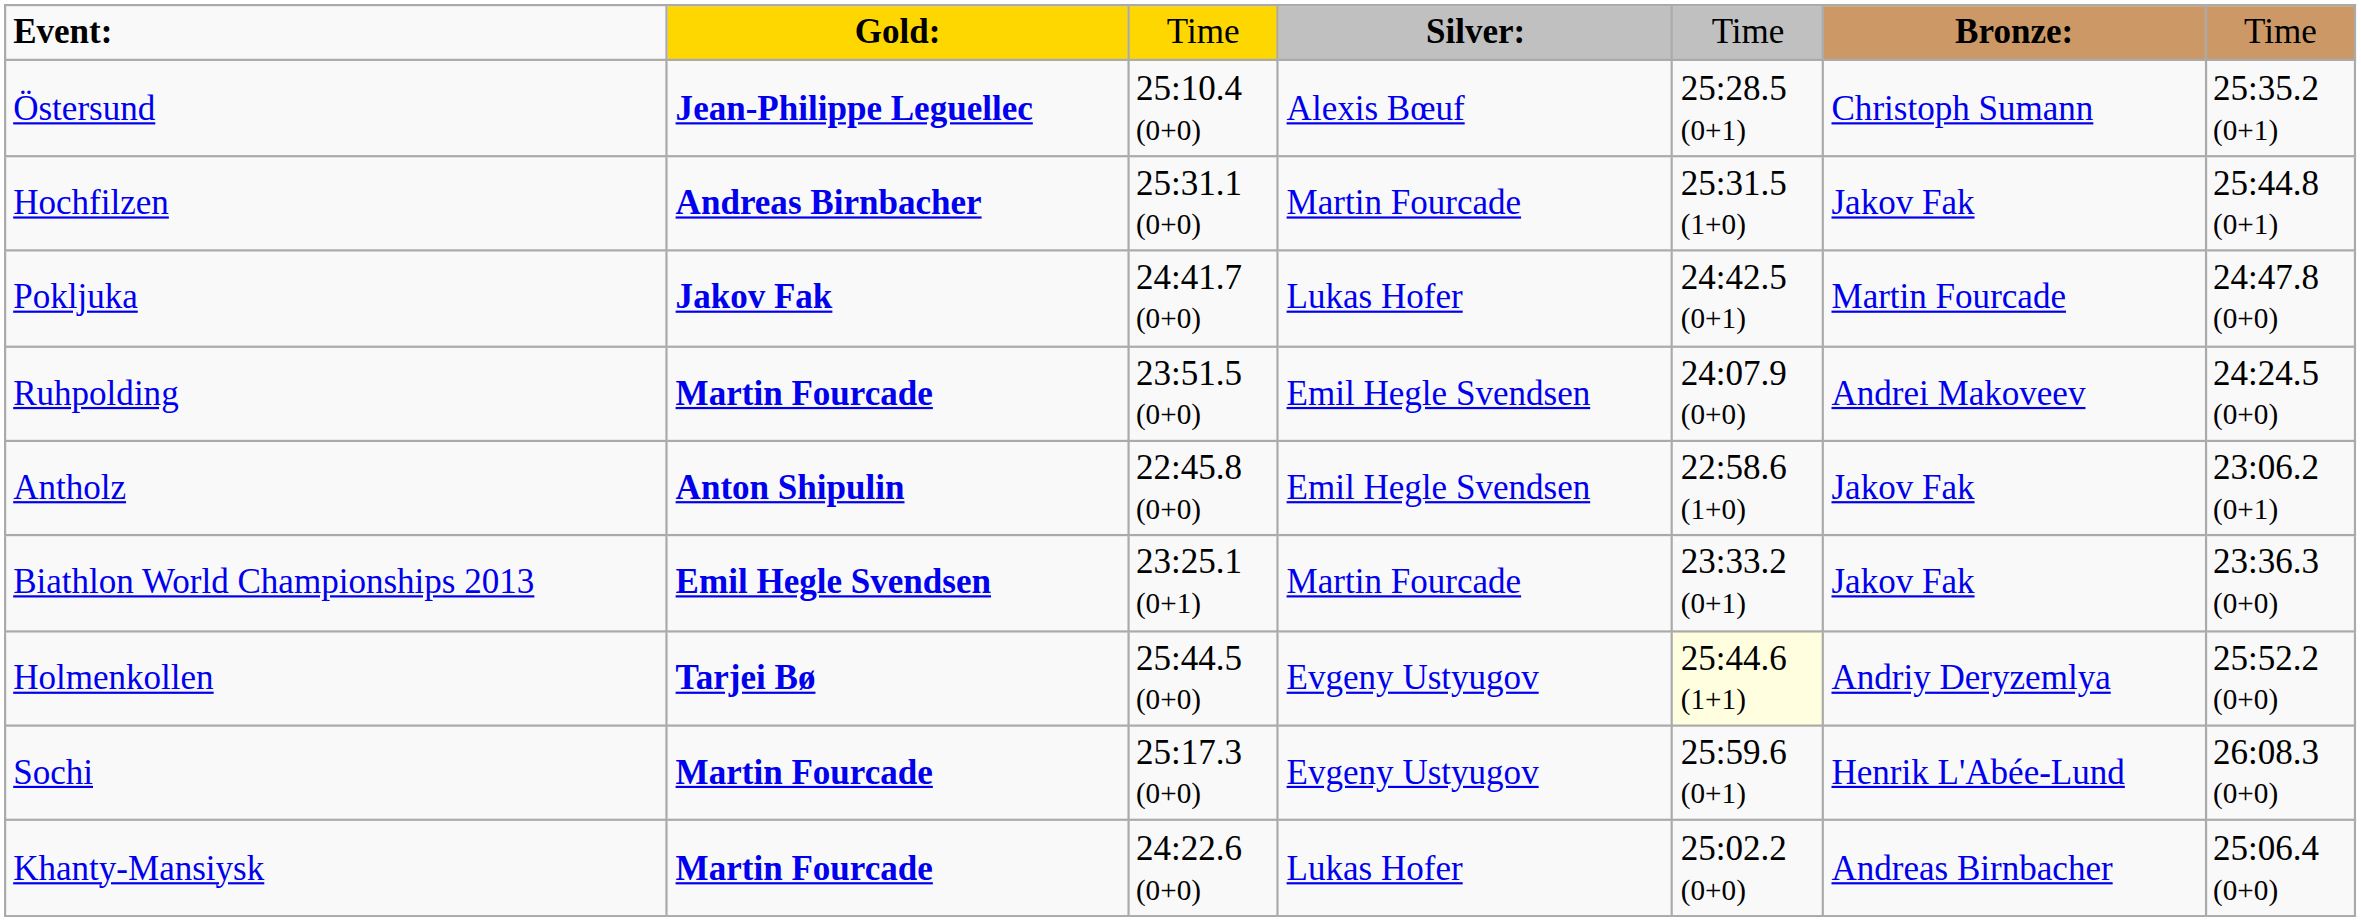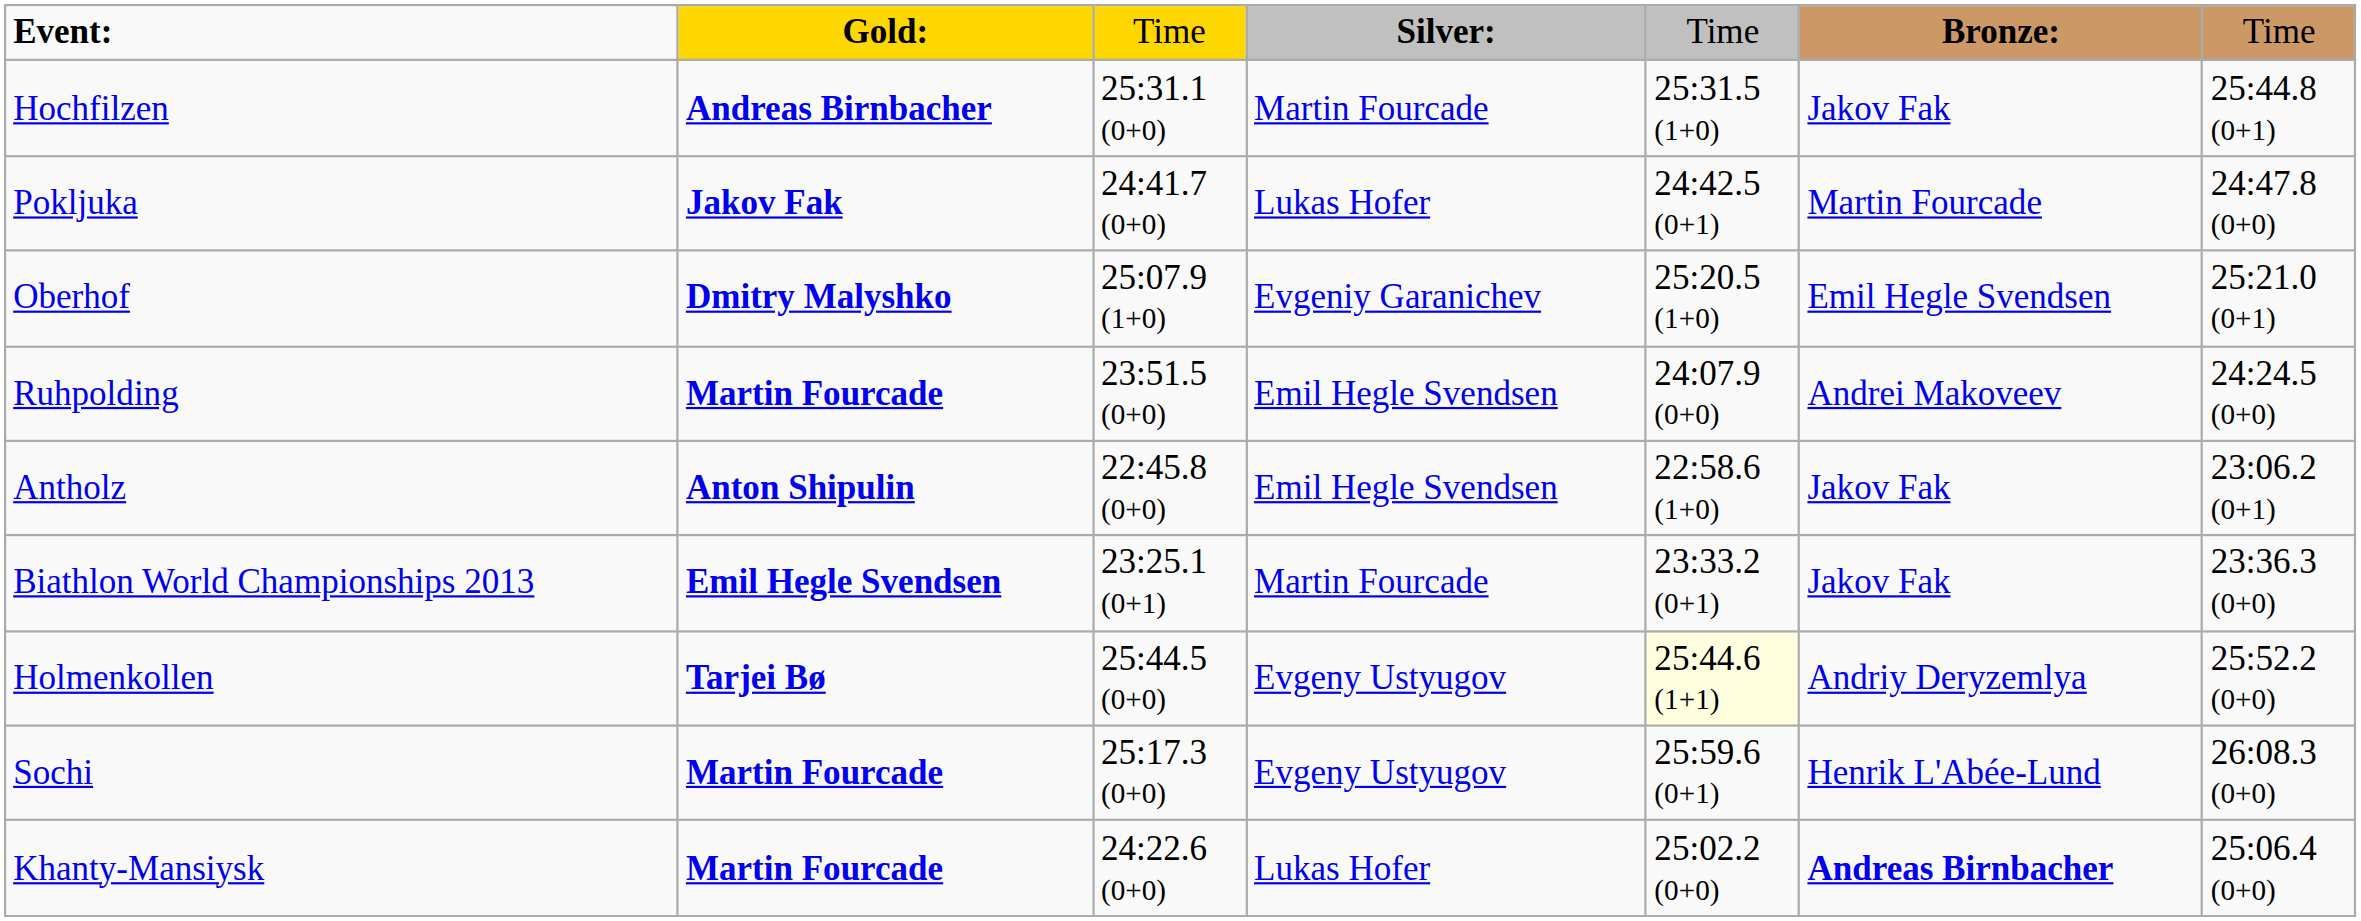- row: (84, 107)
+ row: (72, 297)
(1972, 867) normal -> (1960, 867) bold
